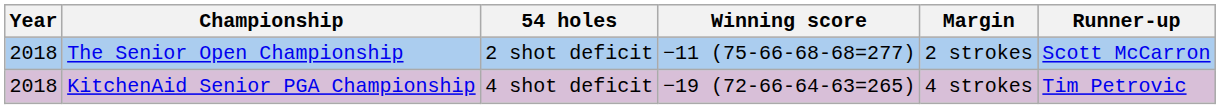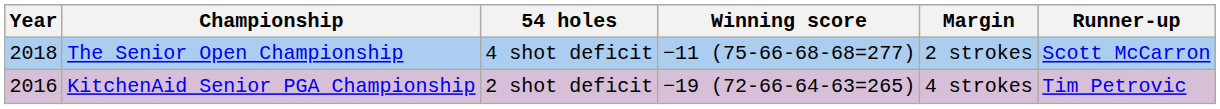(569, 54) 2 shot deficit -> (569, 54) 4 shot deficit
(34, 86) 2018 -> (34, 86) 2016
(569, 86) 4 shot deficit -> (569, 86) 2 shot deficit
